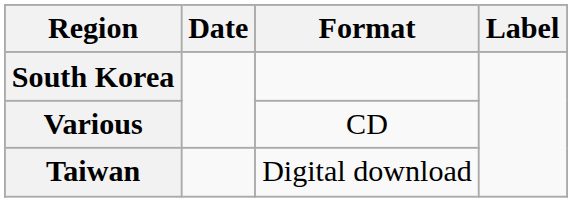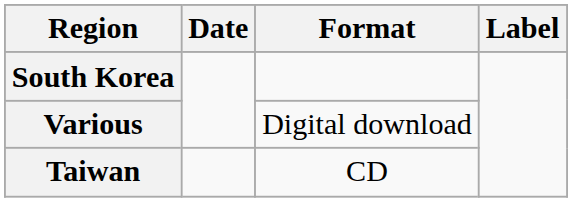(367, 123) CD -> (367, 123) Digital download
(367, 171) Digital download -> (367, 171) CD
